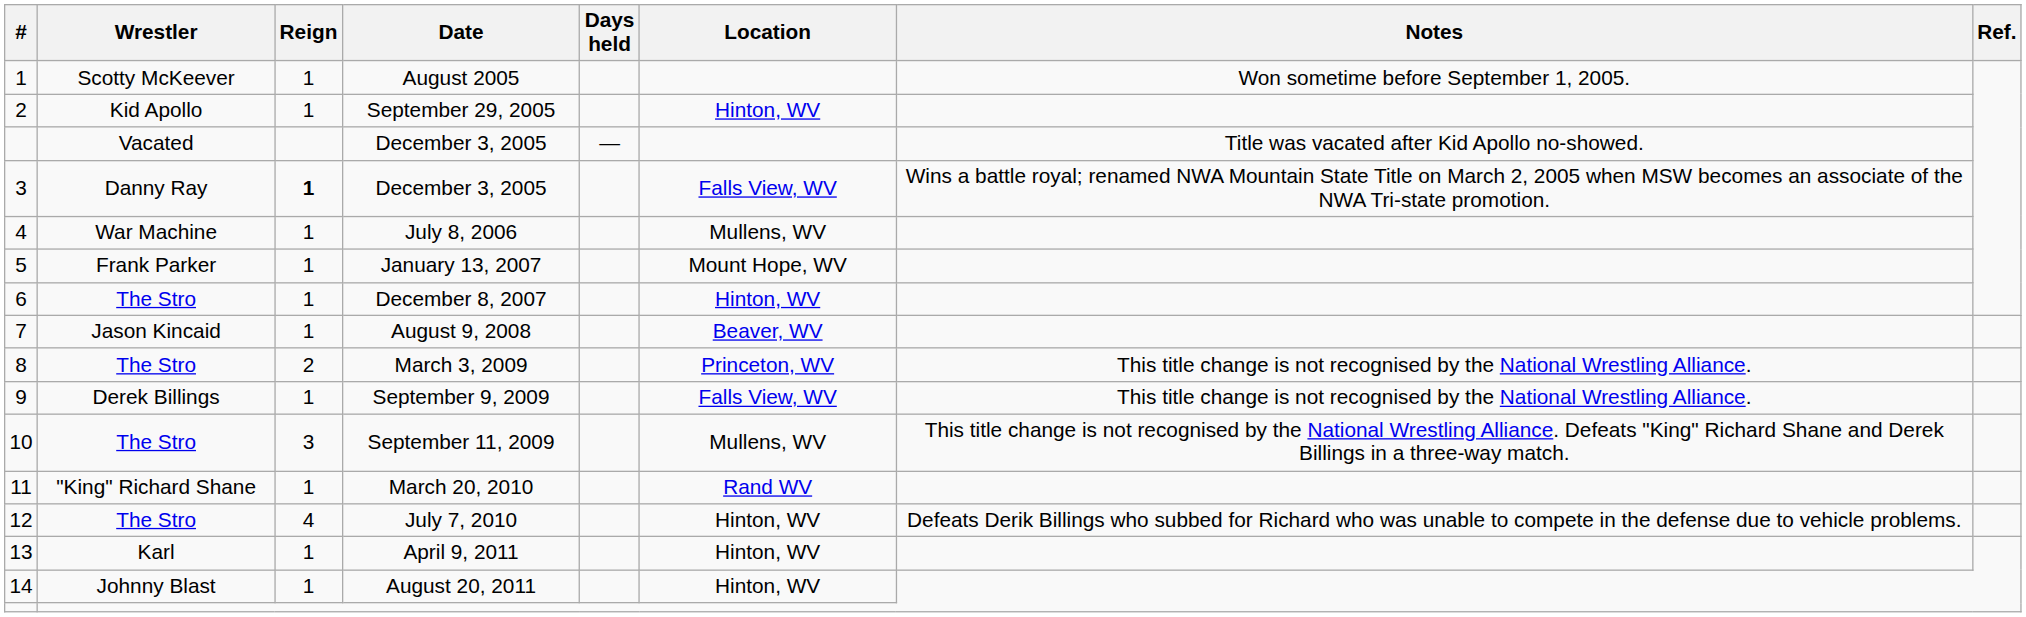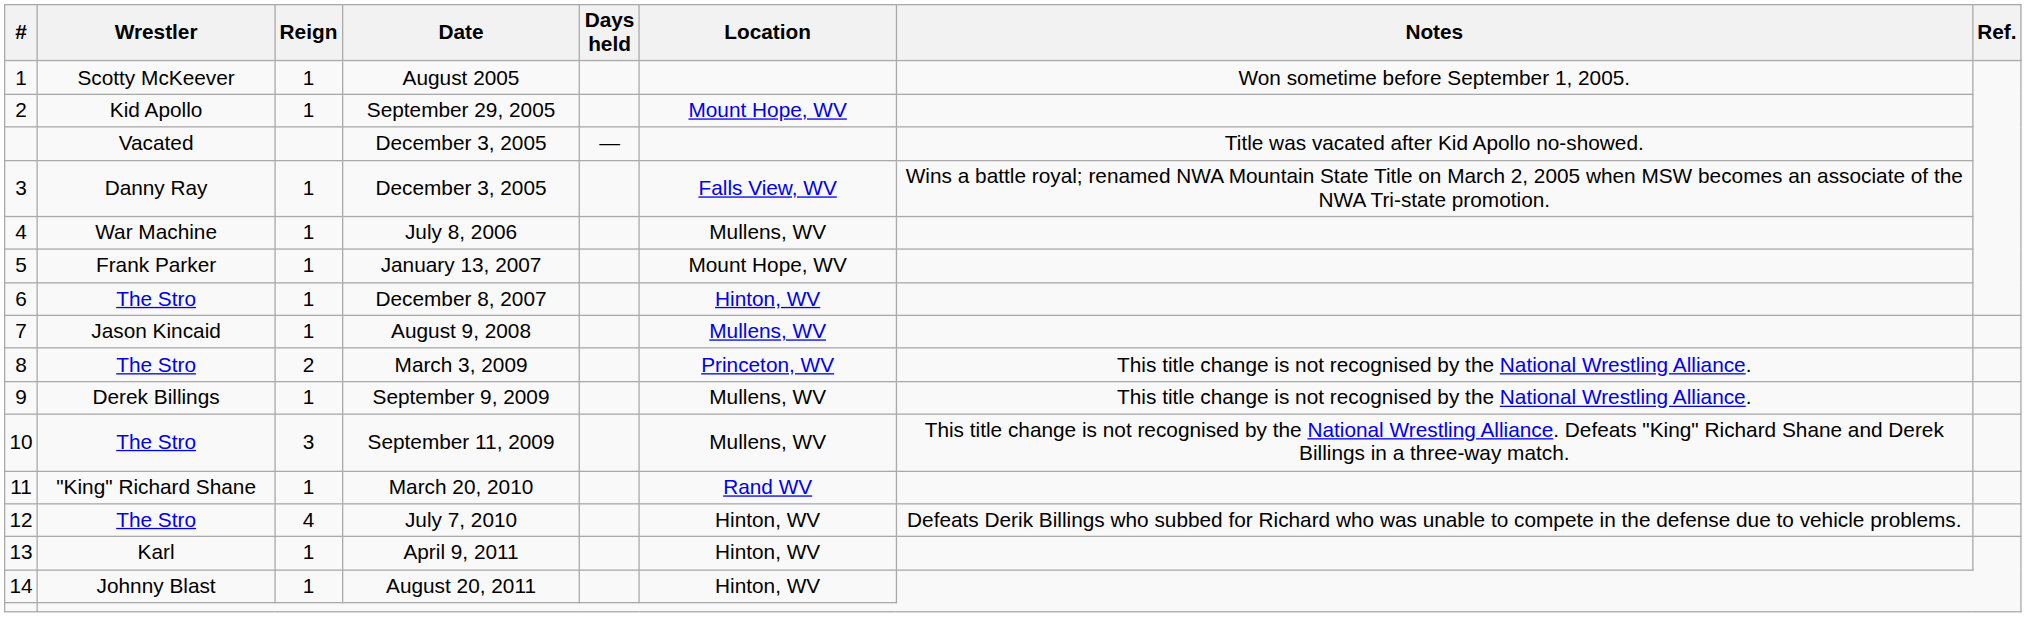(768, 110) Hinton, WV -> (768, 110) Mount Hope, WV
(308, 188) bold -> (308, 188) normal
(768, 331) Beaver, WV -> (768, 331) Mullens, WV
(768, 397) Falls View, WV -> (768, 397) Mullens, WV
